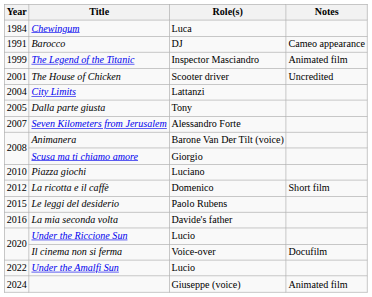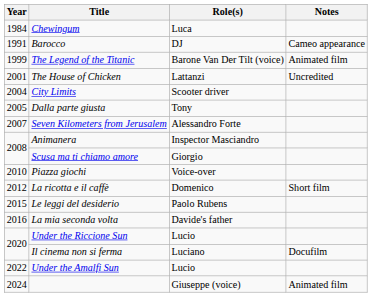(215, 60) Inspector Masciandro -> (228, 60) Barone Van Der Tilt (voice)
(200, 76) Scooter driver -> (188, 76) Lattanzi
(188, 92) Lattanzi -> (200, 92) Scooter driver
(228, 140) Barone Van Der Tilt (voice) -> (215, 140) Inspector Masciandro
(188, 172) Luciano -> (194, 172) Voice-over
(194, 252) Voice-over -> (188, 252) Luciano
